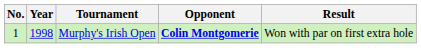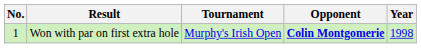columns swapped: (41, 14) <-> (339, 14)
